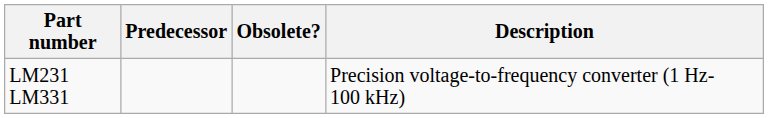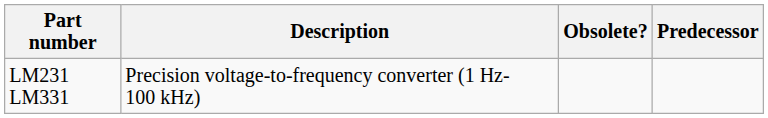columns swapped: (176, 31) <-> (544, 31)
